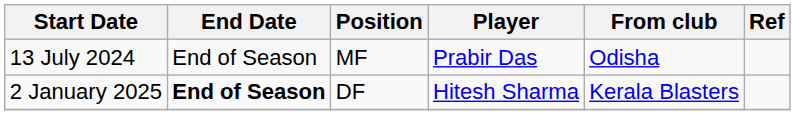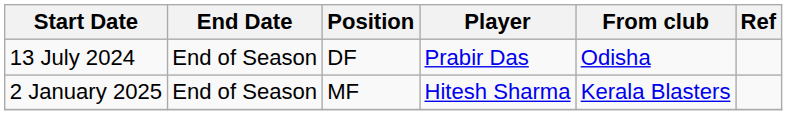(352, 57) MF -> (342, 57) DF
(249, 92) bold -> (245, 92) normal
(350, 92) DF -> (343, 92) MF
